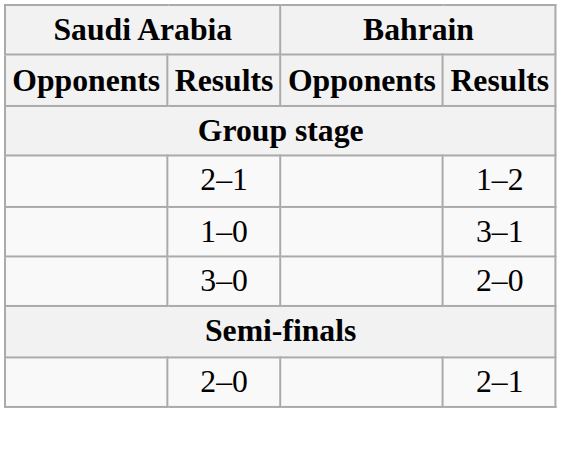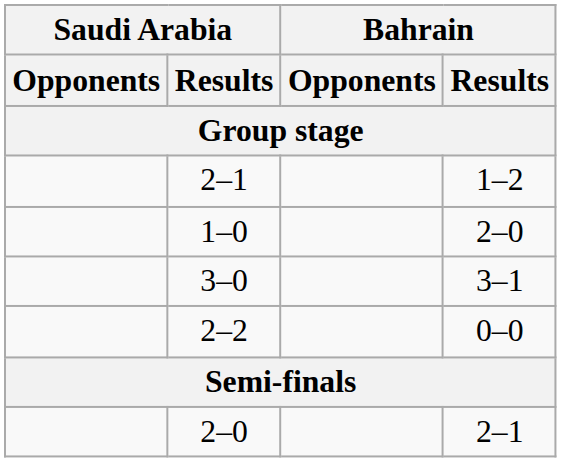(500, 230) 3–1 -> (500, 230) 2–0
(500, 280) 2–0 -> (500, 280) 3–1
+ row: (224, 331)
